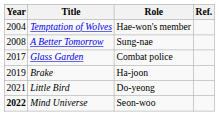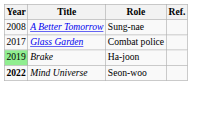- row: (71, 27)
(16, 73) no background -> (16, 57) lightgreen background
- row: (50, 88)
